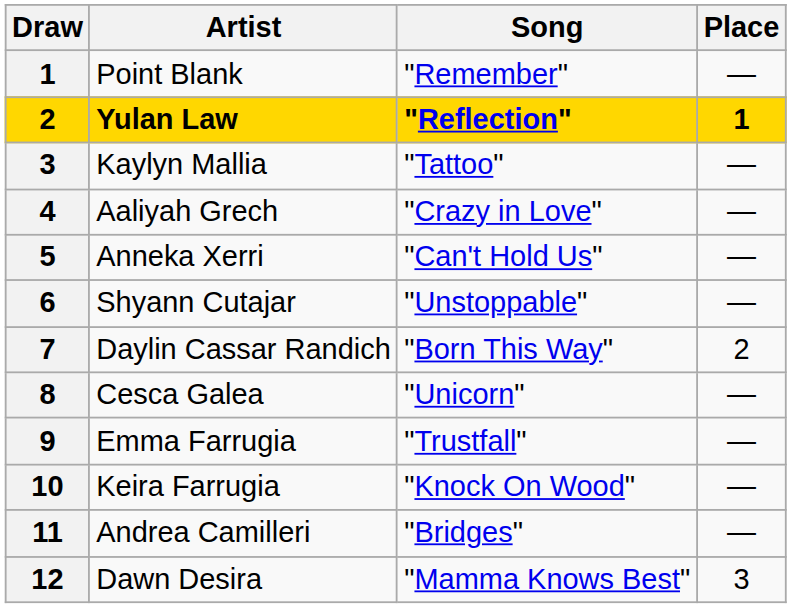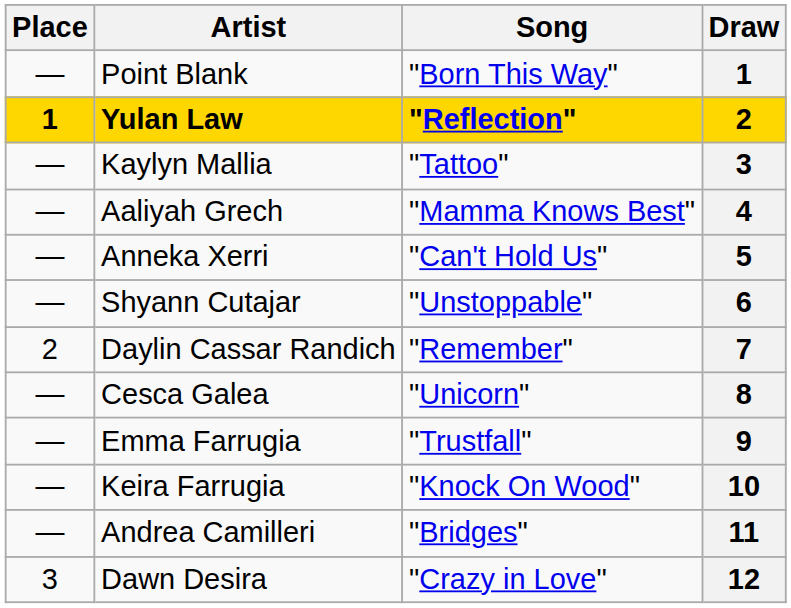columns swapped: (47, 27) <-> (741, 27)
(486, 73) "Remember" -> (513, 73) "Born This Way"
(503, 211) "Crazy in Love" -> (552, 211) "Mamma Knows Best"
(509, 348) "Born This Way" -> (491, 348) "Remember"
(547, 578) "Mamma Knows Best" -> (508, 578) "Crazy in Love"
